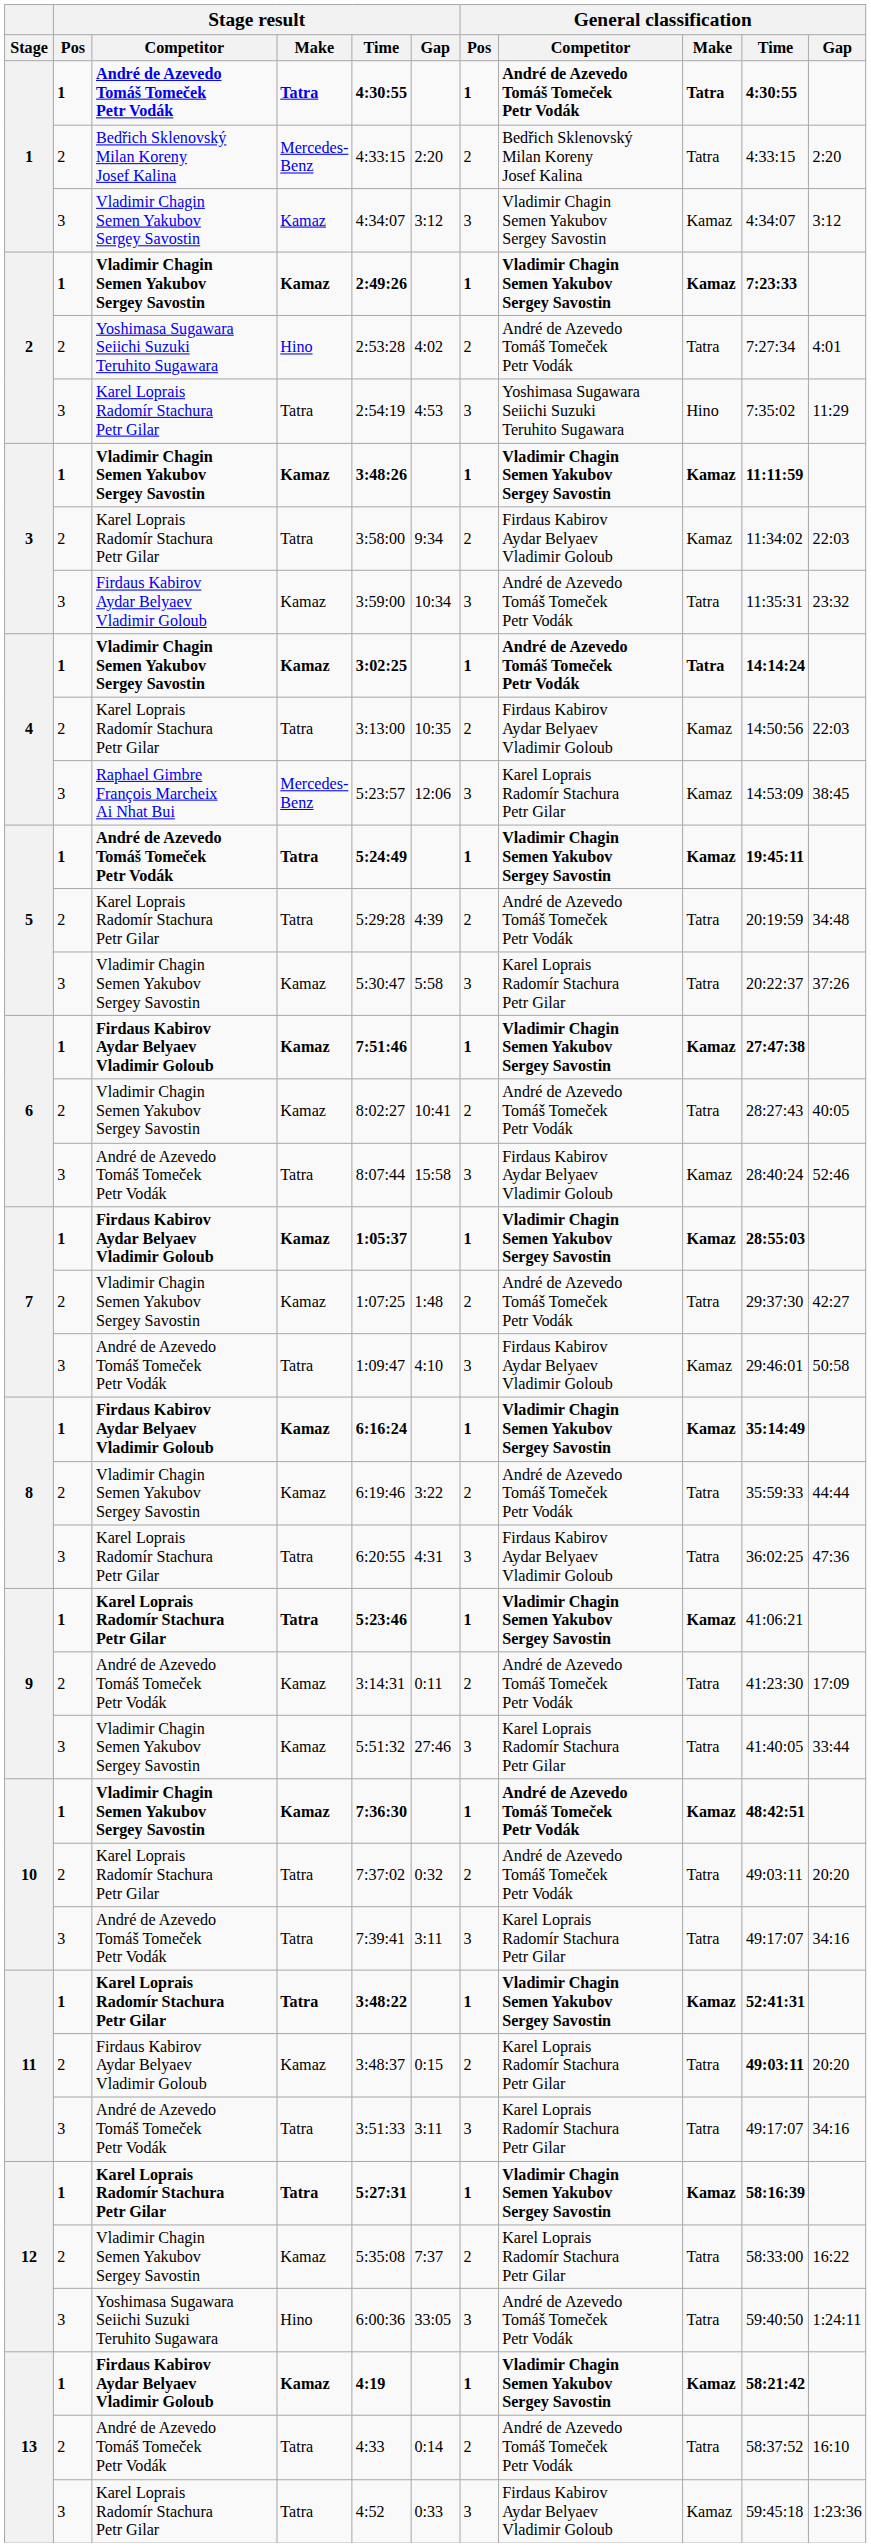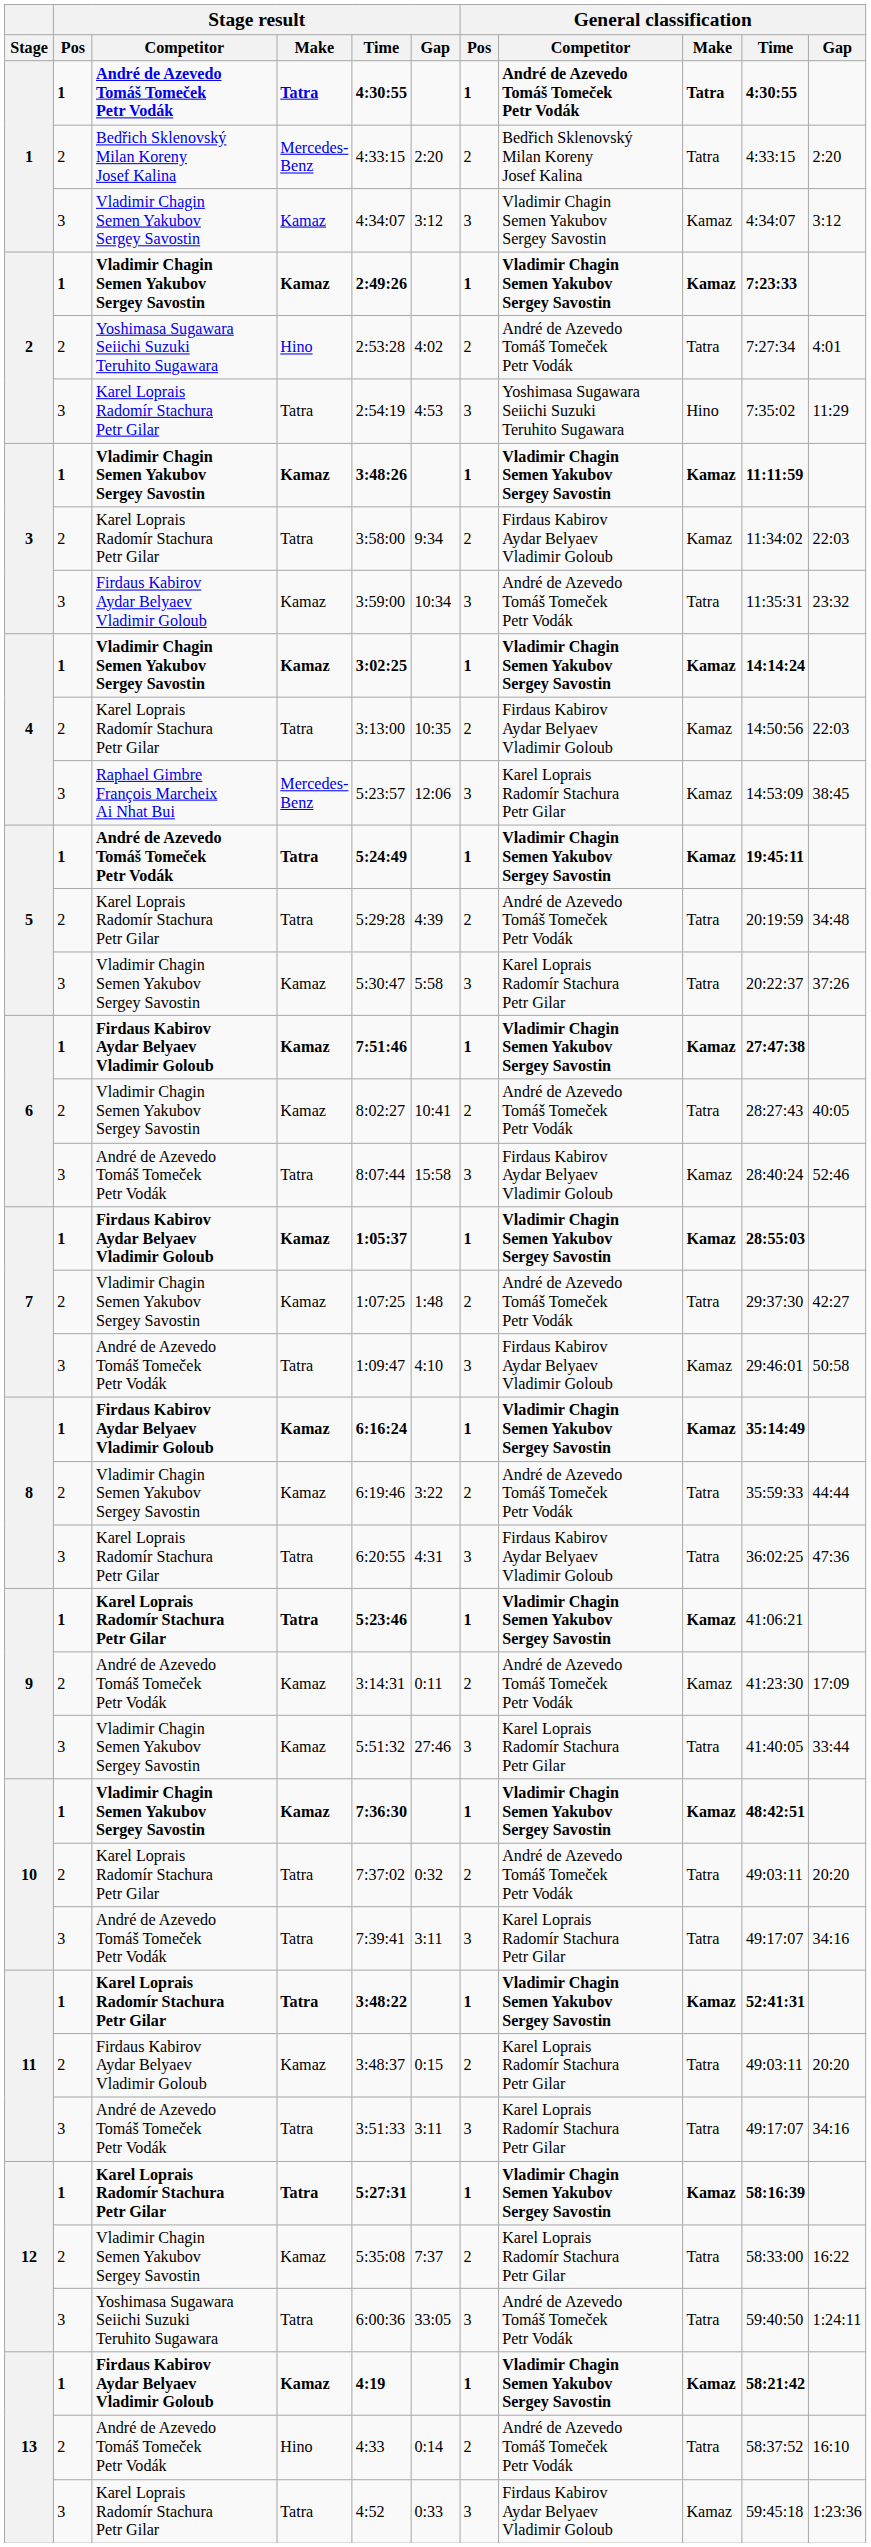(565, 665) André de Azevedo Tomáš Tomeček Petr Vodák -> (561, 665) Vladimir Chagin Semen Yakubov Sergey Savostin
(705, 665) Tatra -> (711, 665) Kamaz
(703, 1683) Tatra -> (709, 1683) Kamaz
(565, 1810) André de Azevedo Tomáš Tomeček Petr Vodák -> (561, 1810) Vladimir Chagin Semen Yakubov Sergey Savostin
(775, 2065) bold -> (774, 2065) normal
(296, 2319) Hino -> (297, 2319) Tatra
(297, 2446) Tatra -> (296, 2446) Hino
